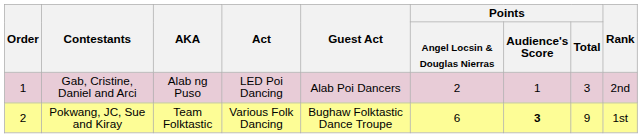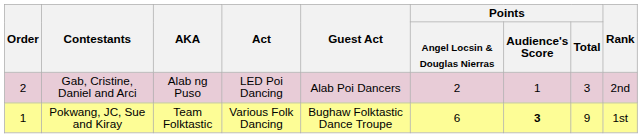(23, 87) 1 -> (23, 87) 2
(23, 118) 2 -> (23, 118) 1
